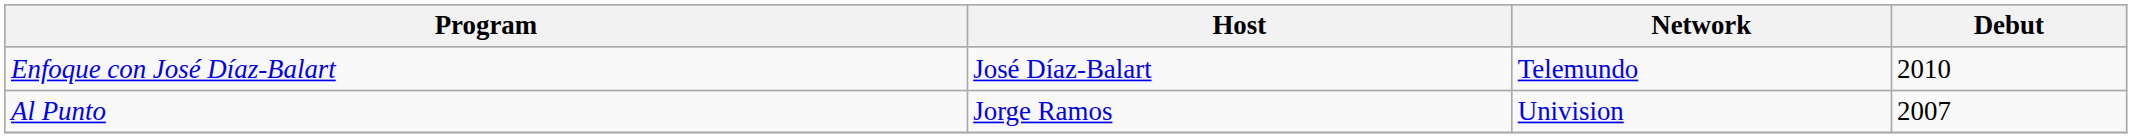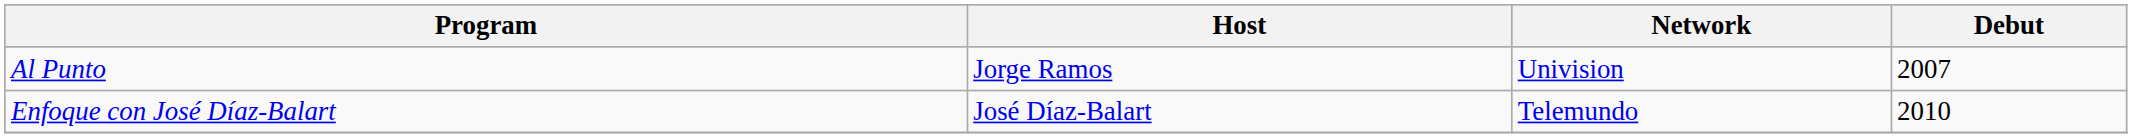rows swapped: (58, 111) <-> (173, 68)
